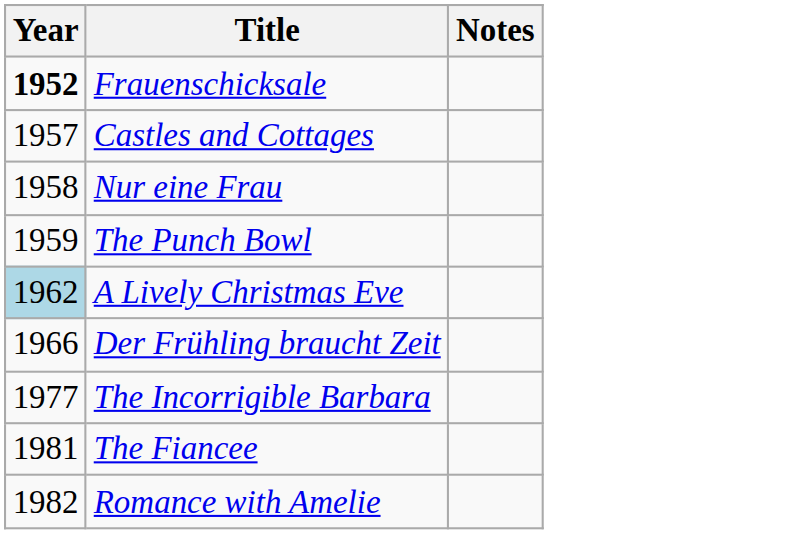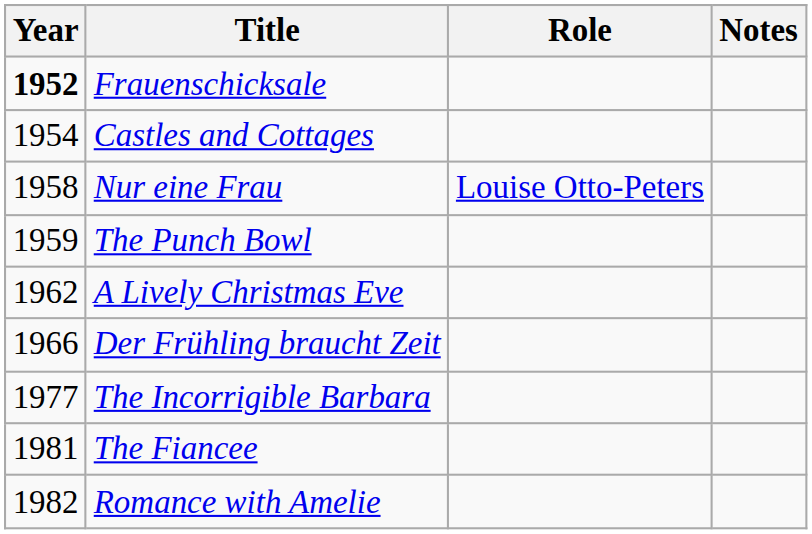+ column: (580, 30)
(46, 135) 1957 -> (46, 135) 1954
(46, 291) lightblue background -> (46, 291) no background
